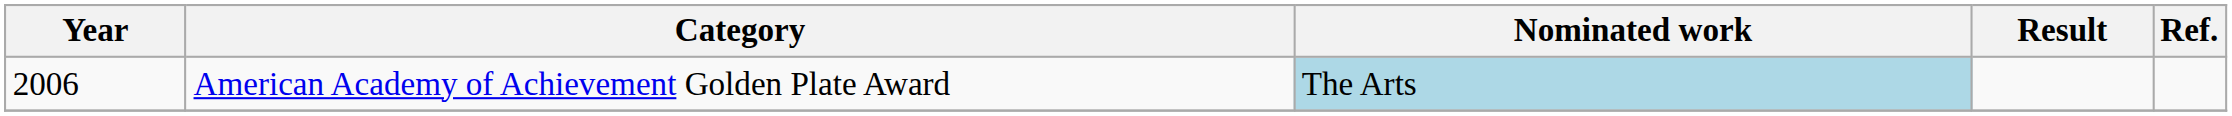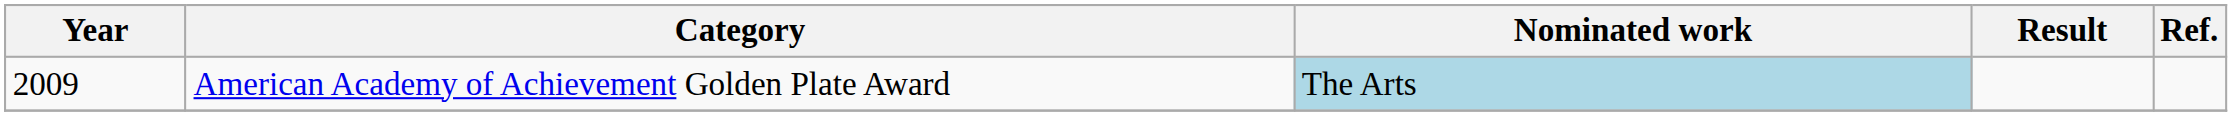(46, 83) 2006 -> (46, 83) 2009
